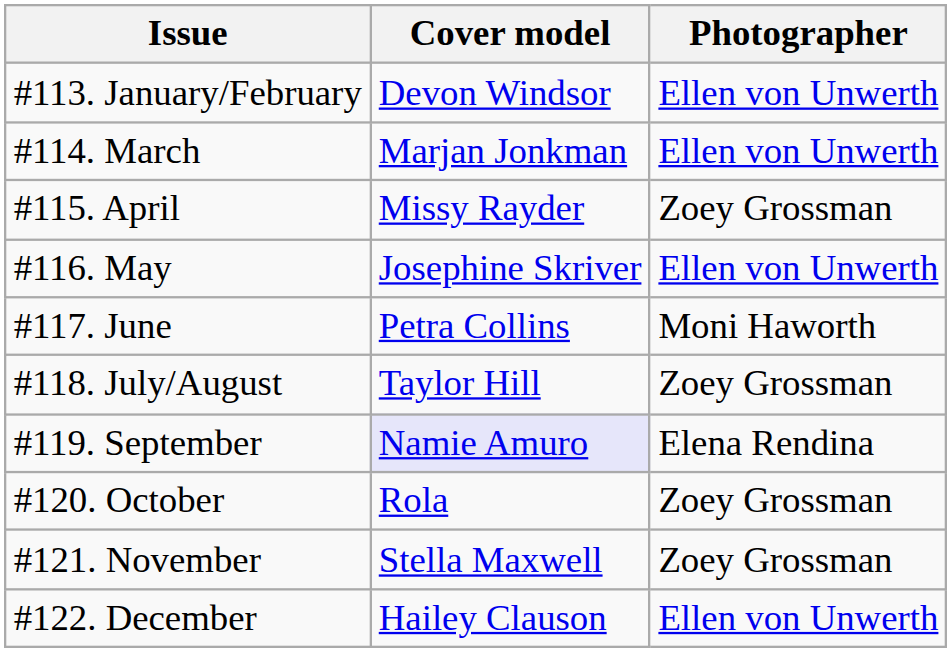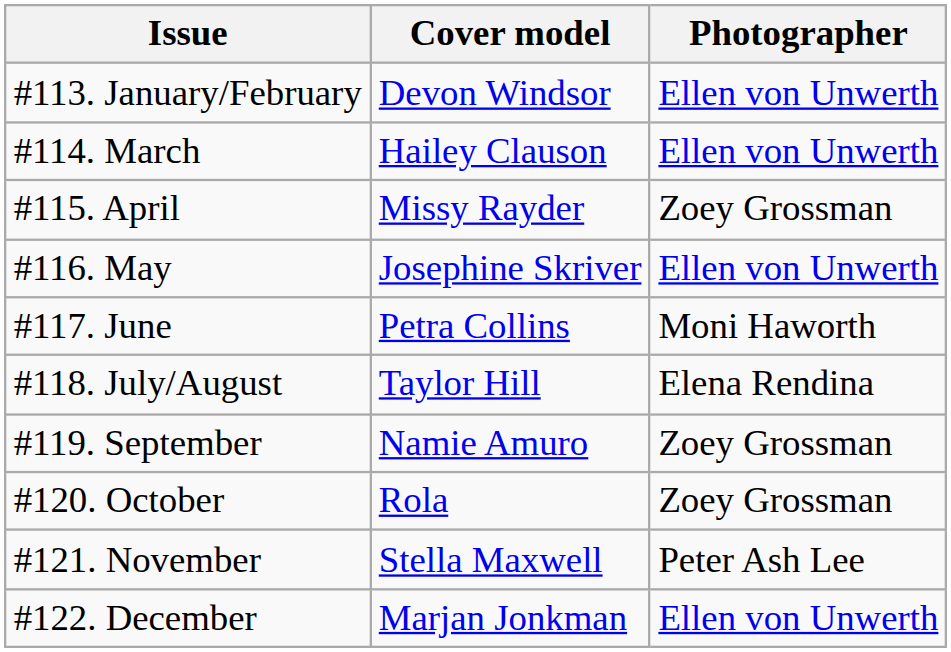(503, 150) Marjan Jonkman -> (493, 150) Hailey Clauson
(775, 383) Zoey Grossman -> (766, 383) Elena Rendina
(484, 442) lavender background -> (484, 442) no background
(766, 442) Elena Rendina -> (775, 442) Zoey Grossman
(775, 558) Zoey Grossman -> (762, 558) Peter Ash Lee
(493, 617) Hailey Clauson -> (503, 617) Marjan Jonkman
